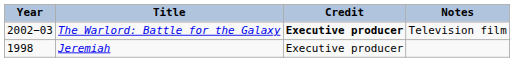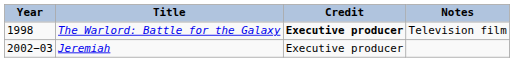(30, 31) 2002−03 -> (20, 31) 1998
(20, 49) 1998 -> (30, 49) 2002−03
